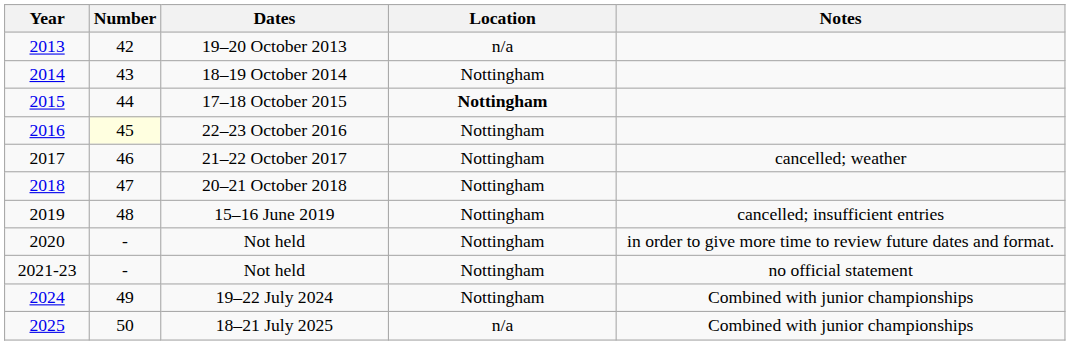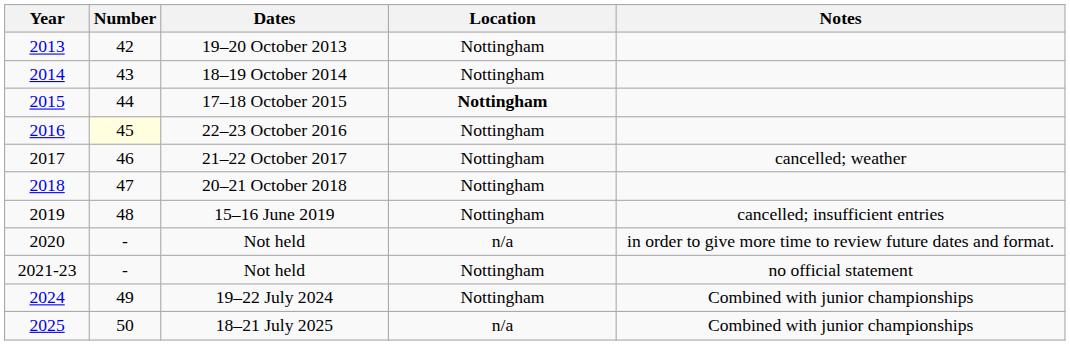(503, 46) n/a -> (503, 46) Nottingham
(503, 241) Nottingham -> (503, 241) n/a
